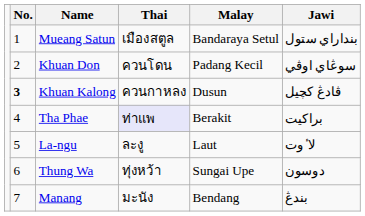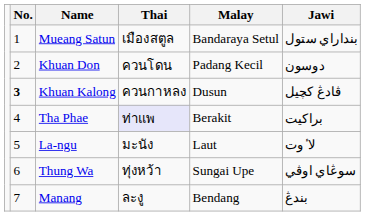(320, 65) سوڠاي اوڤي -> (305, 65) دوسون
(133, 145) ละงู -> (138, 145) มะนัง
(305, 171) دوسون -> (320, 171) سوڠاي اوڤي
(138, 198) มะนัง -> (133, 198) ละงู
